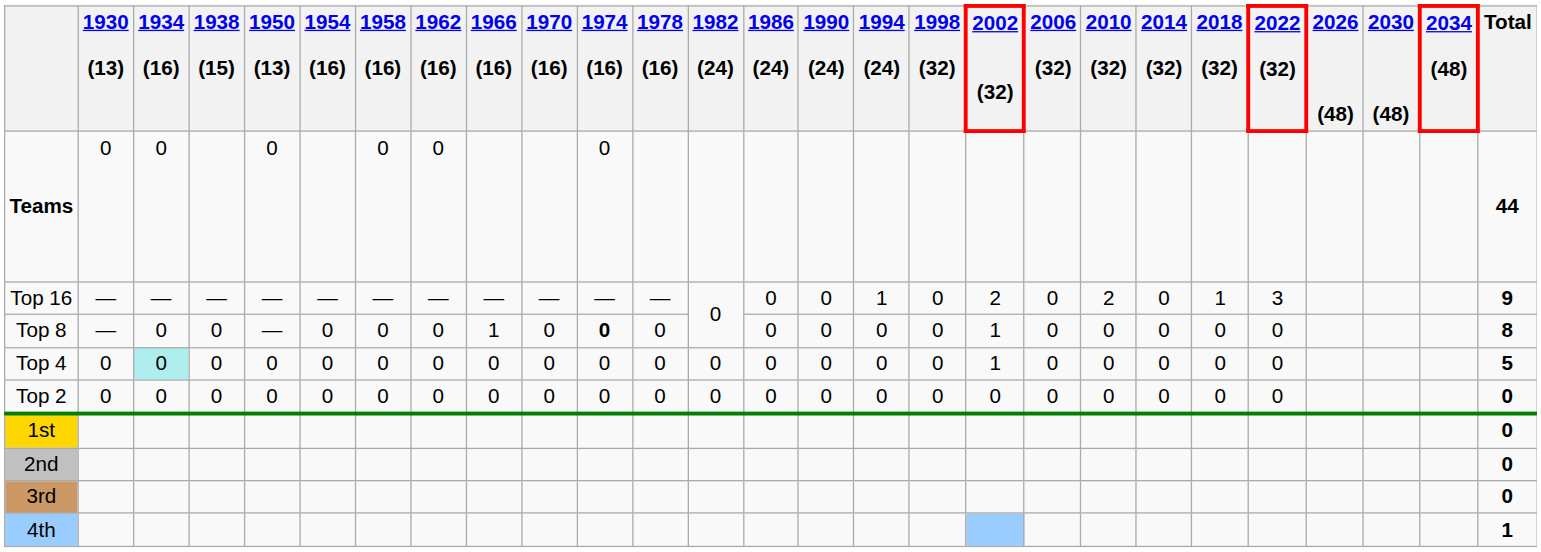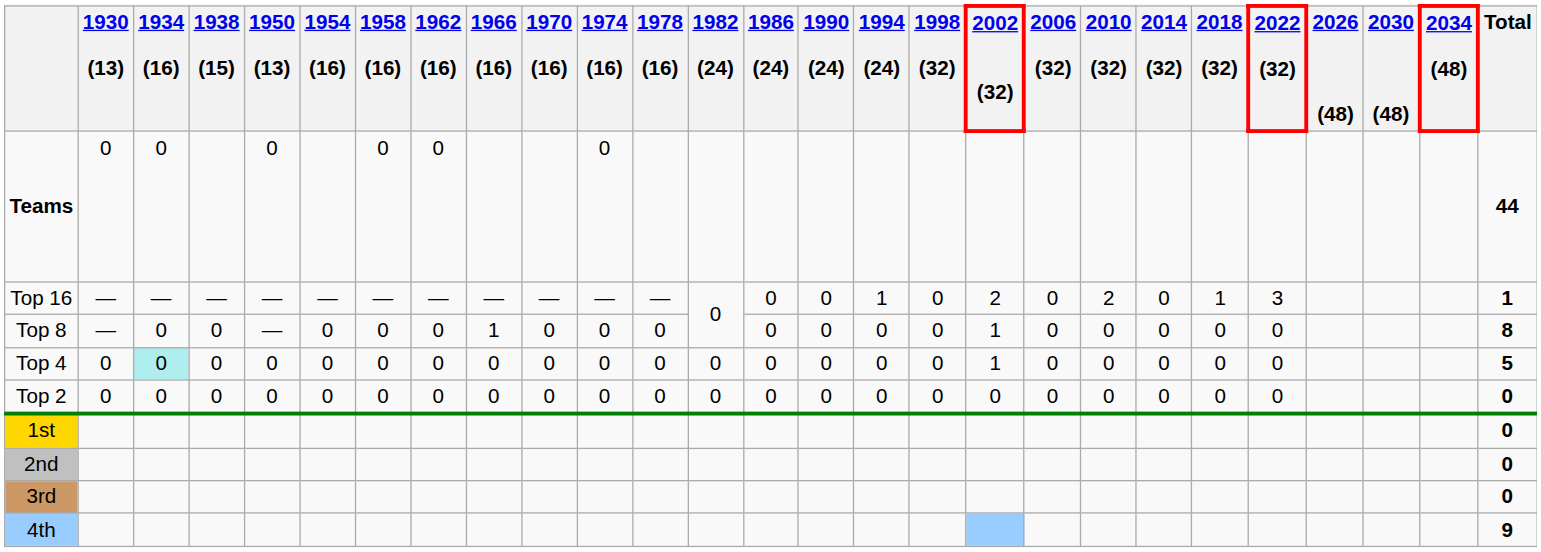(1507, 297) 9 -> (1507, 297) 1
(605, 330) bold -> (605, 330) normal
(1507, 529) 1 -> (1507, 529) 9
